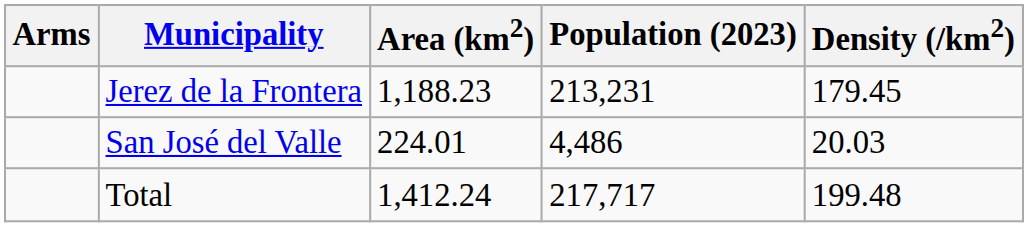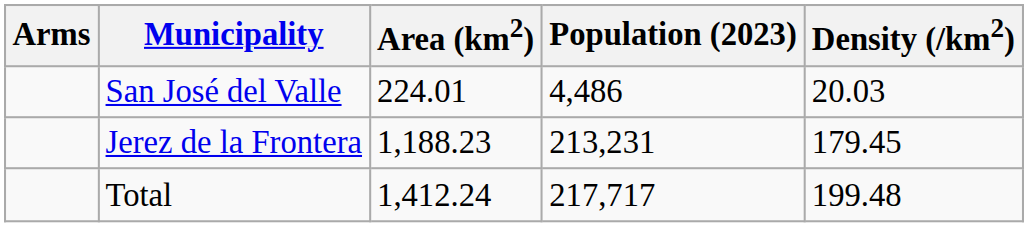rows swapped: (234, 90) <-> (224, 142)
